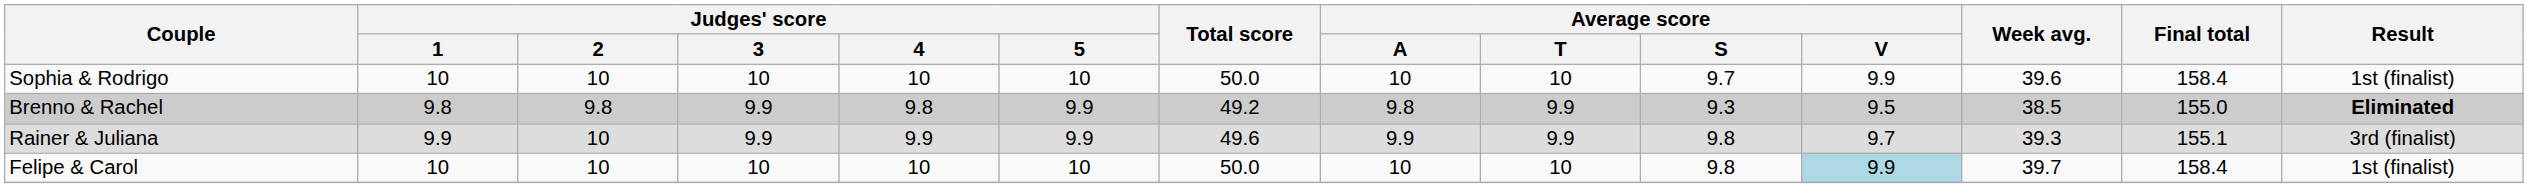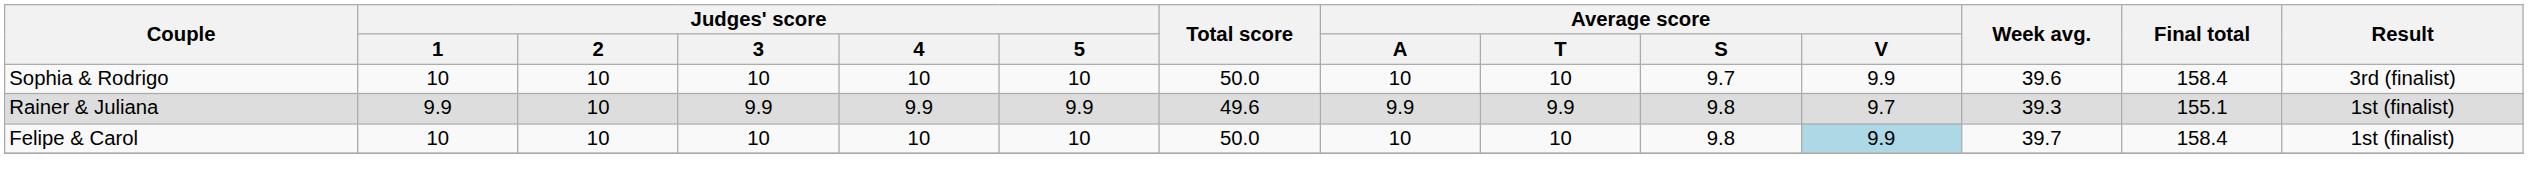(2403, 78) 1st (finalist) -> (2403, 78) 3rd (finalist)
- row: (86, 108)
(2403, 138) 3rd (finalist) -> (2403, 108) 1st (finalist)
